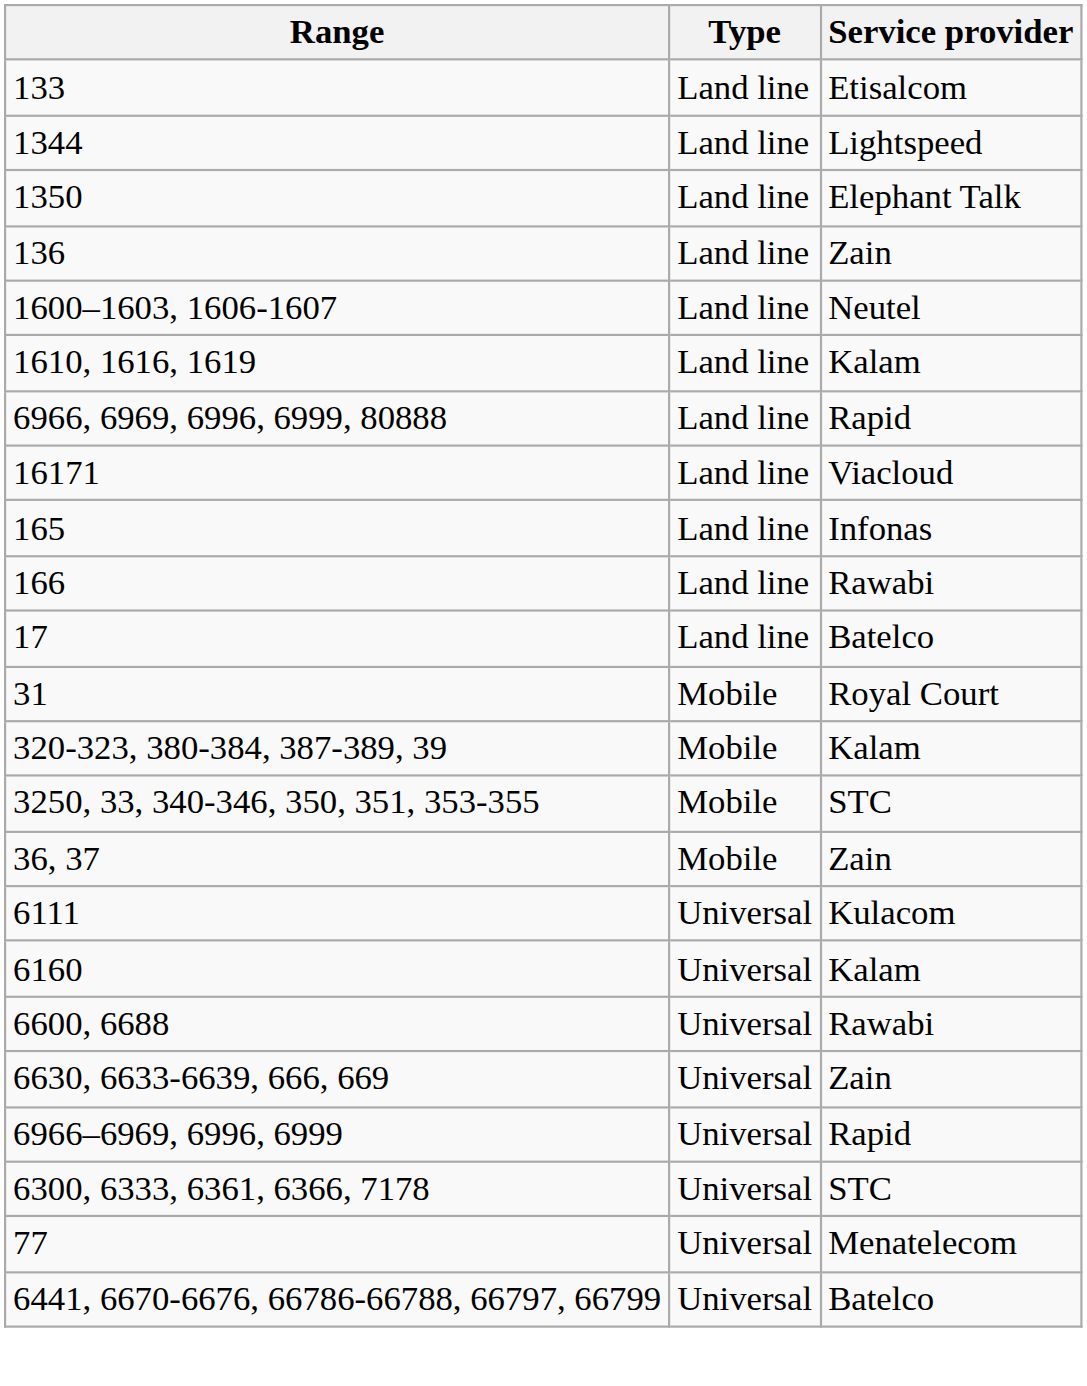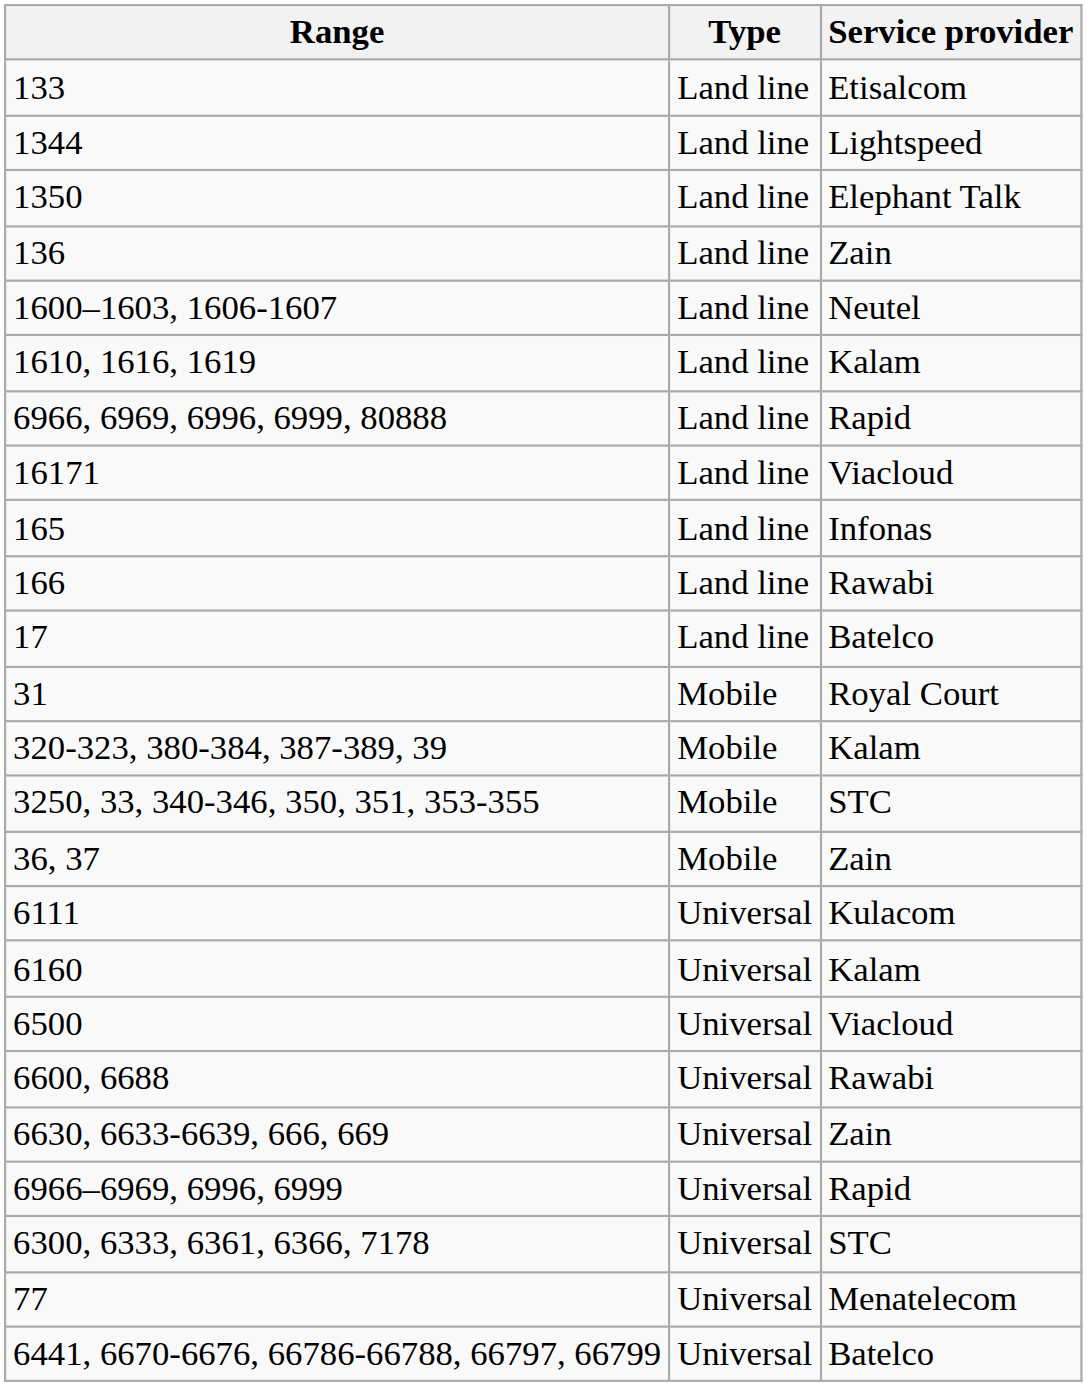+ row: (48, 1023)
